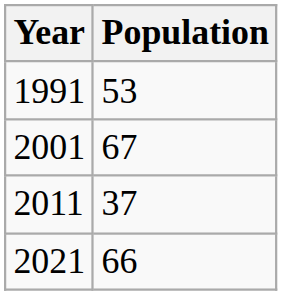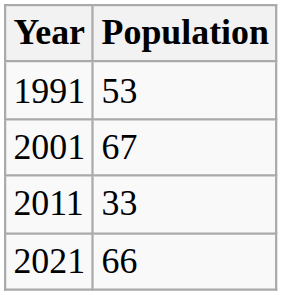(120, 203) 37 -> (120, 203) 33
